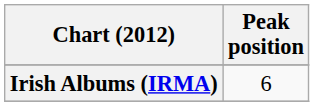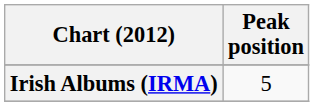(266, 82) 6 -> (266, 82) 5
